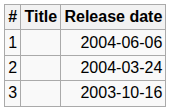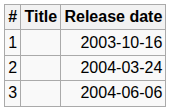(121, 42) 2004-06-06 -> (121, 42) 2003-10-16
(121, 93) 2003-10-16 -> (121, 93) 2004-06-06
